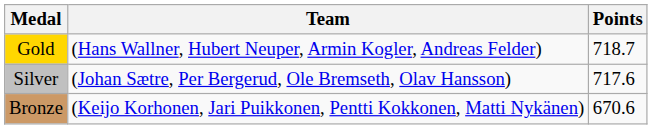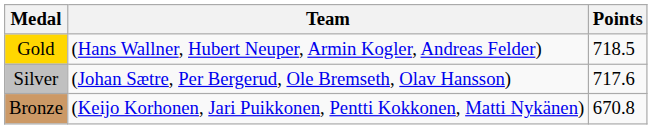(614, 49) 718.7 -> (614, 49) 718.5
(614, 108) 670.6 -> (614, 108) 670.8
